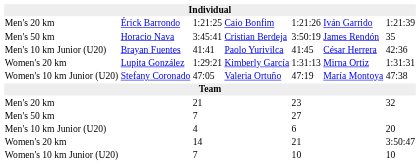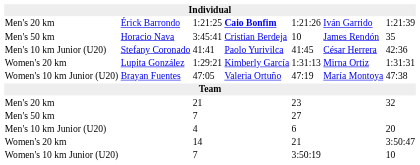(249, 23) normal -> (250, 23) bold
(306, 36) 3:50:19 -> (296, 36) 10
(151, 50) Brayan Fuentes -> (155, 50) Stefany Coronado
(155, 76) Stefany Coronado -> (151, 76) Brayan Fuentes
(296, 155) 10 -> (306, 155) 3:50:19
